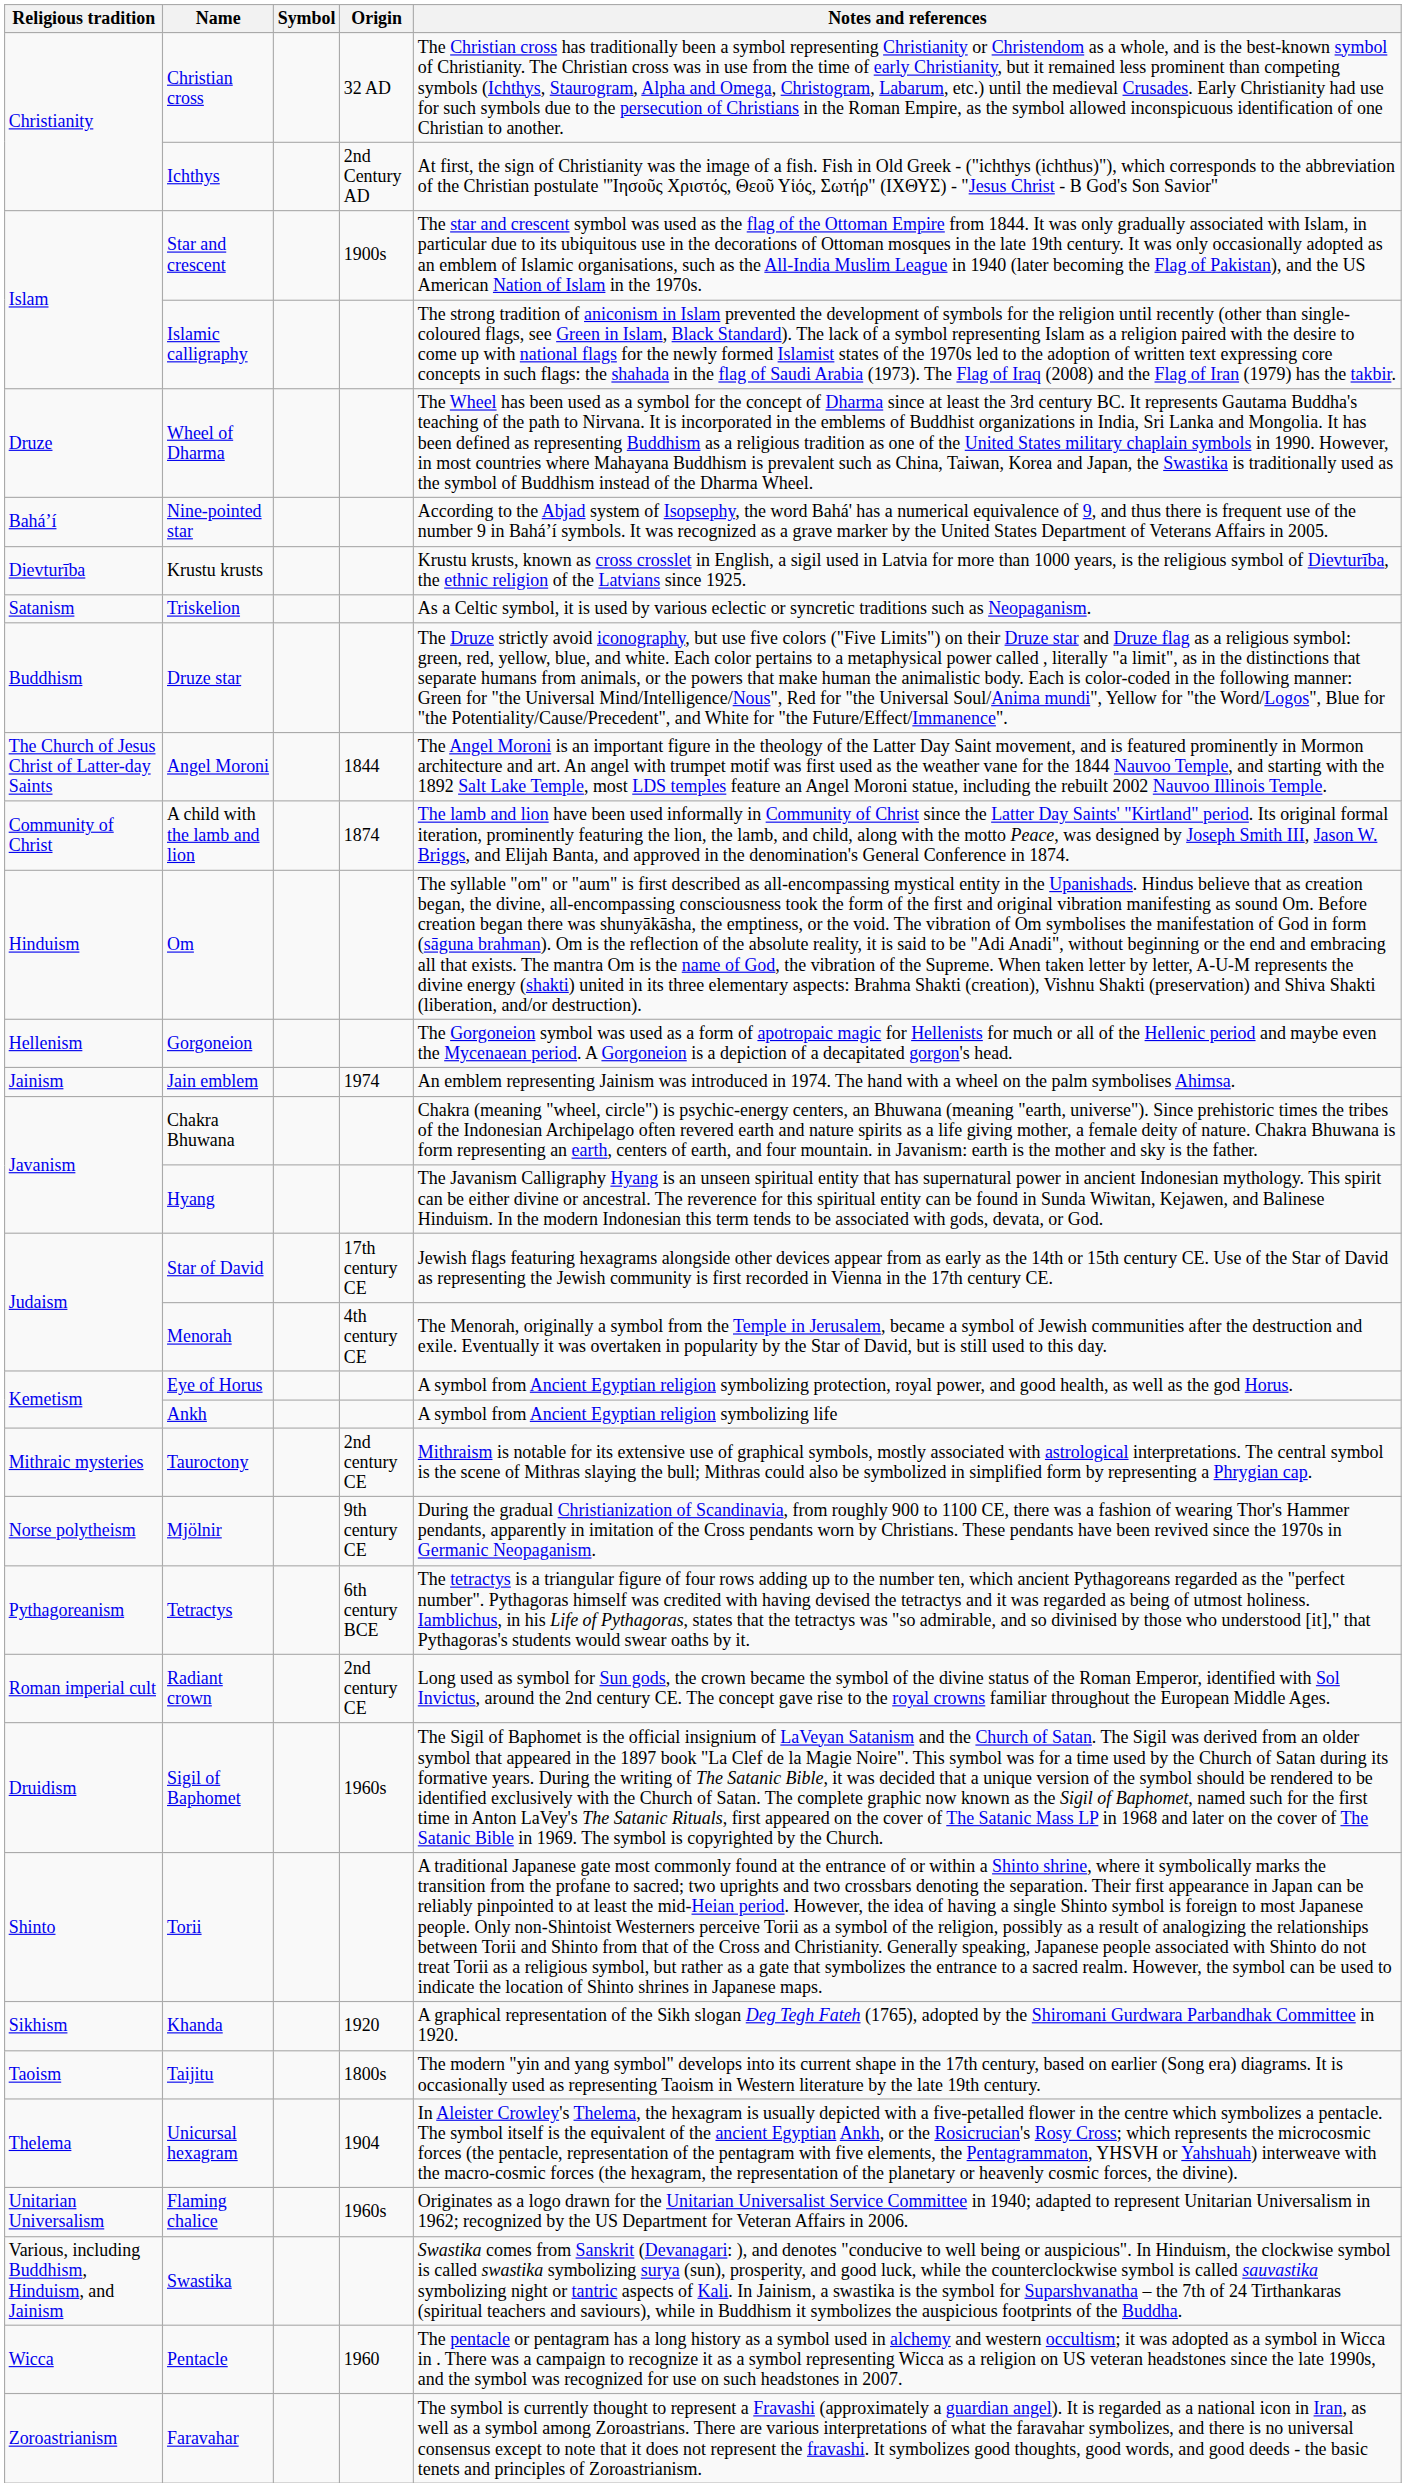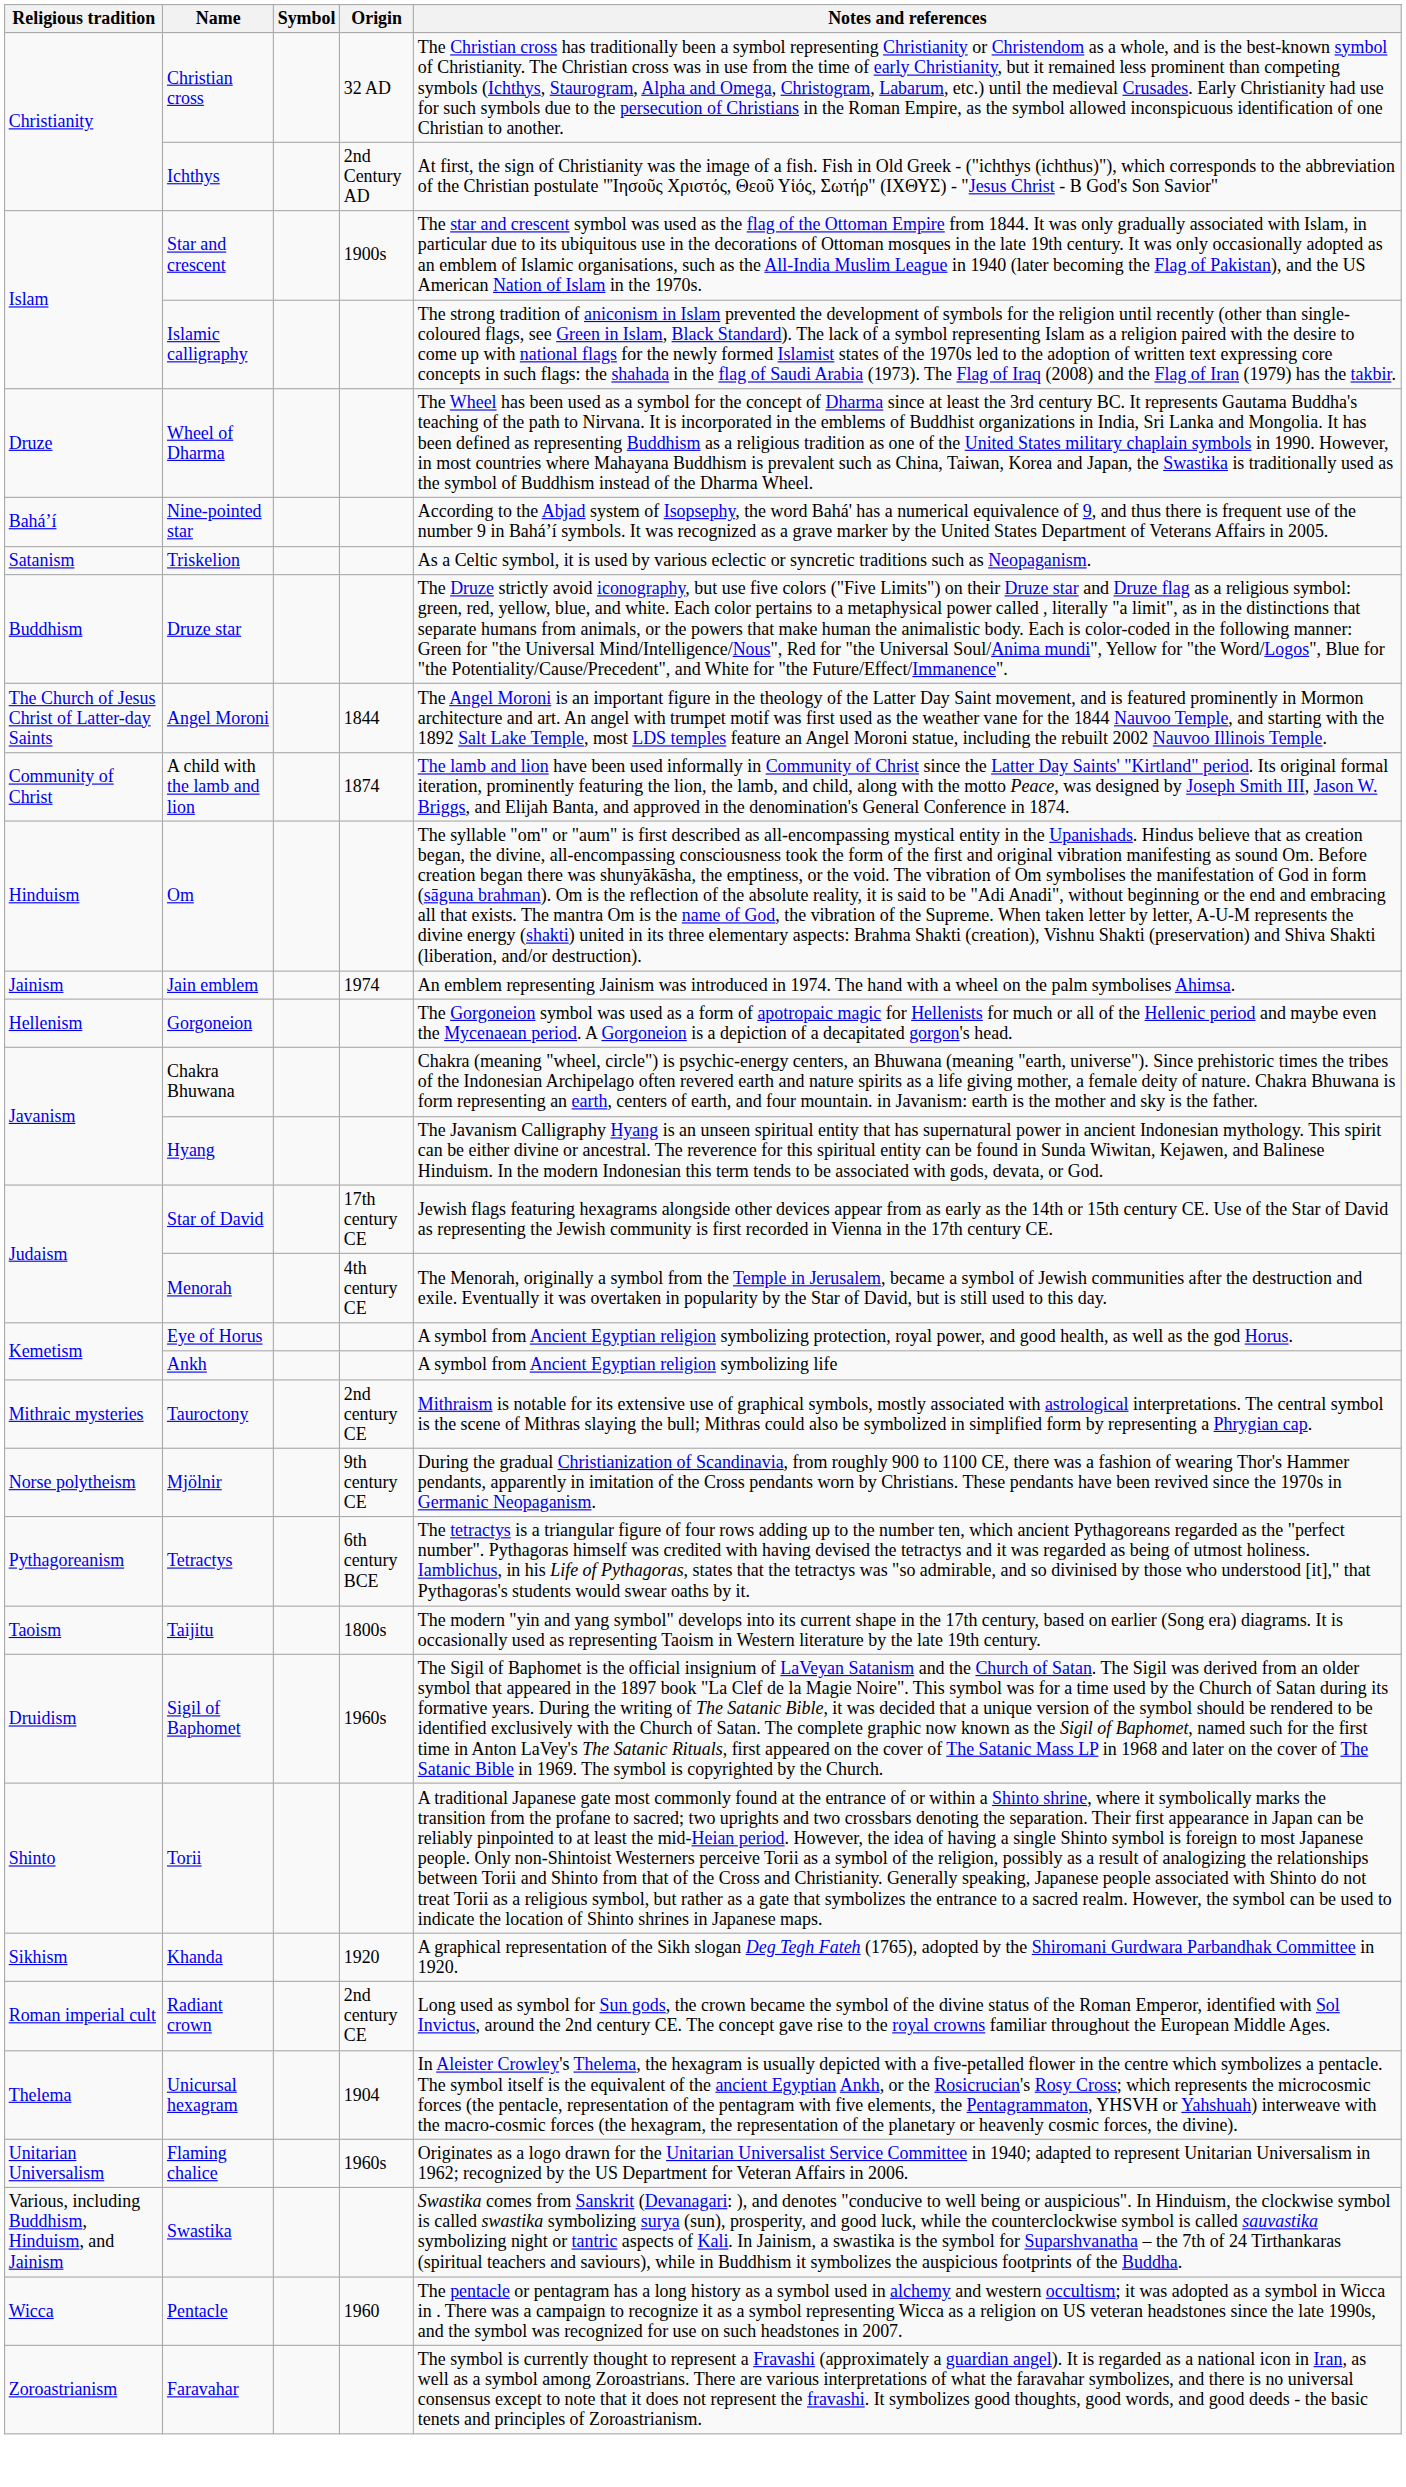- row: (215, 570)
rows swapped: (210, 1043) <-> (213, 1081)
rows swapped: (195, 1688) <-> (190, 2074)
